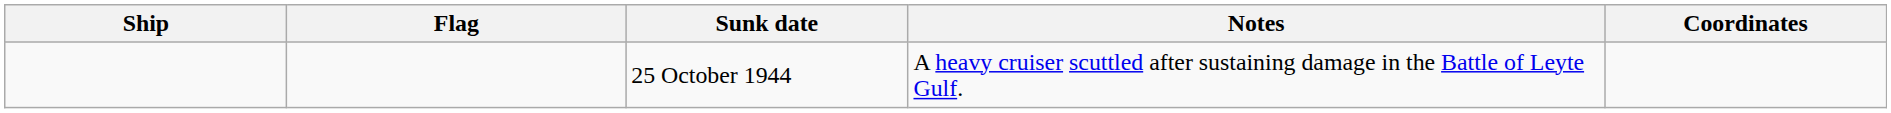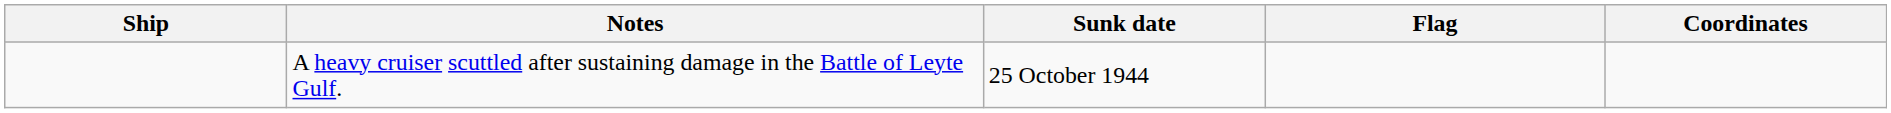columns swapped: (456, 23) <-> (1256, 23)
